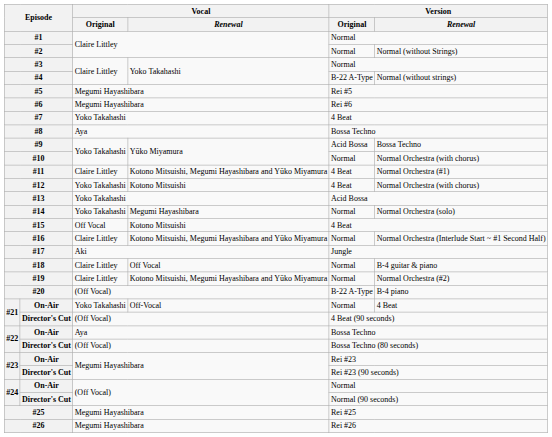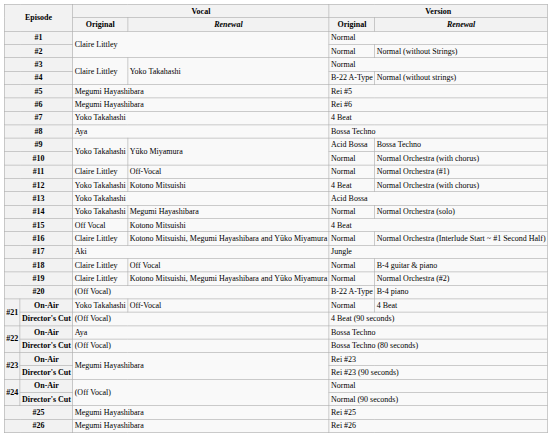(228, 172) Kotono Mitsuishi, Megumi Hayashibara and Yūko Miyamura -> (145, 172) Off-Vocal
(341, 172) 4 Beat -> (343, 172) Normal
